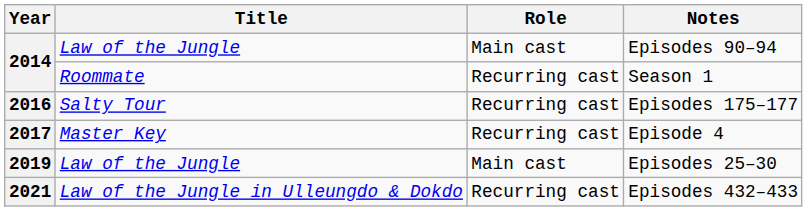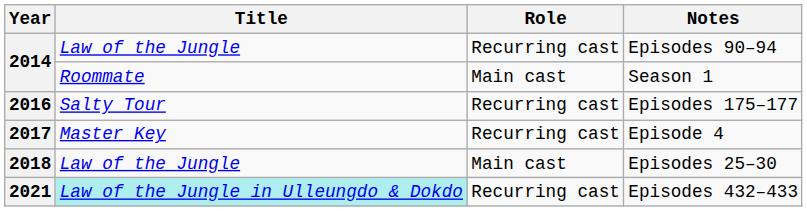(519, 48) Main cast -> (546, 48) Recurring cast
(546, 77) Recurring cast -> (519, 77) Main cast
(30, 163) 2019 -> (30, 163) 2018
(261, 192) no background -> (261, 192) paleturquoise background
